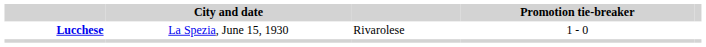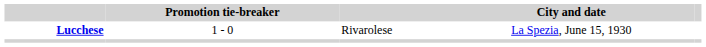columns swapped: (577, 12) <-> (228, 12)
